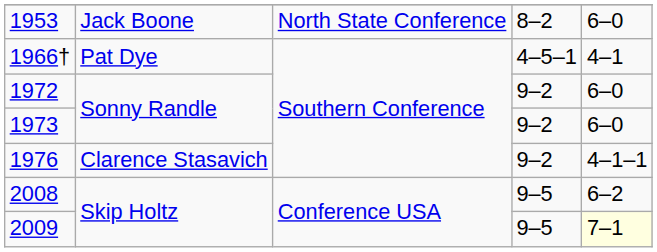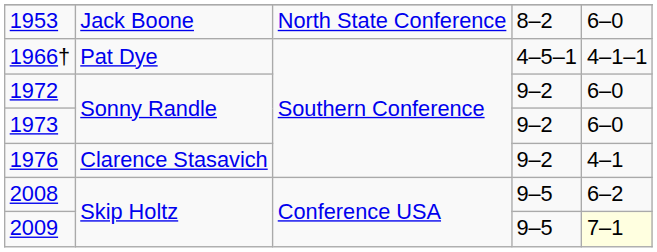(605, 56) 4–1 -> (617, 56) 4–1–1
(617, 159) 4–1–1 -> (605, 159) 4–1
